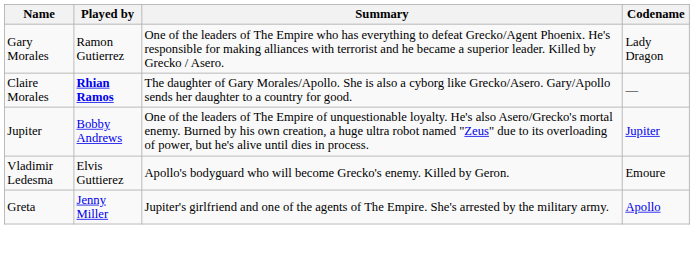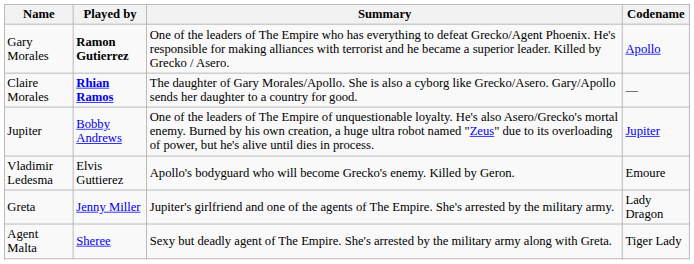(100, 48) normal -> (102, 48) bold
(644, 48) Lady Dragon -> (643, 48) Apollo
(643, 207) Apollo -> (644, 207) Lady Dragon
+ row: (23, 241)
